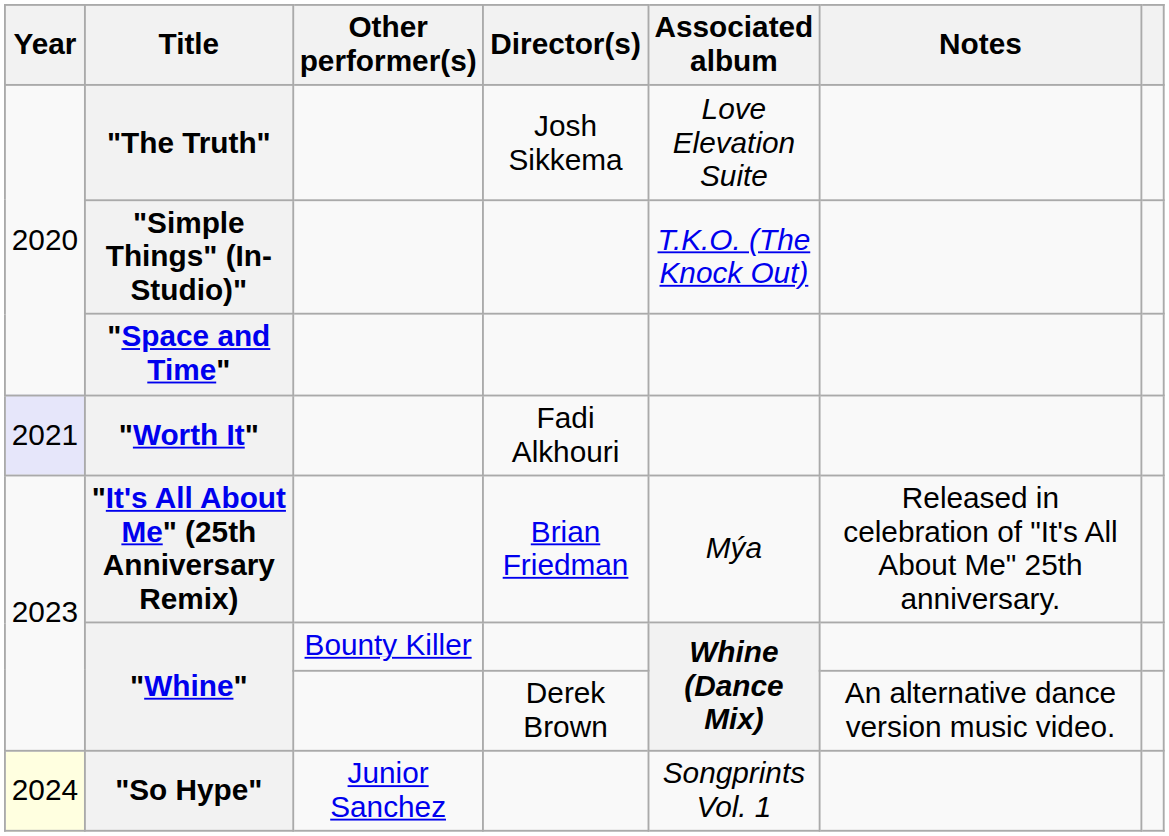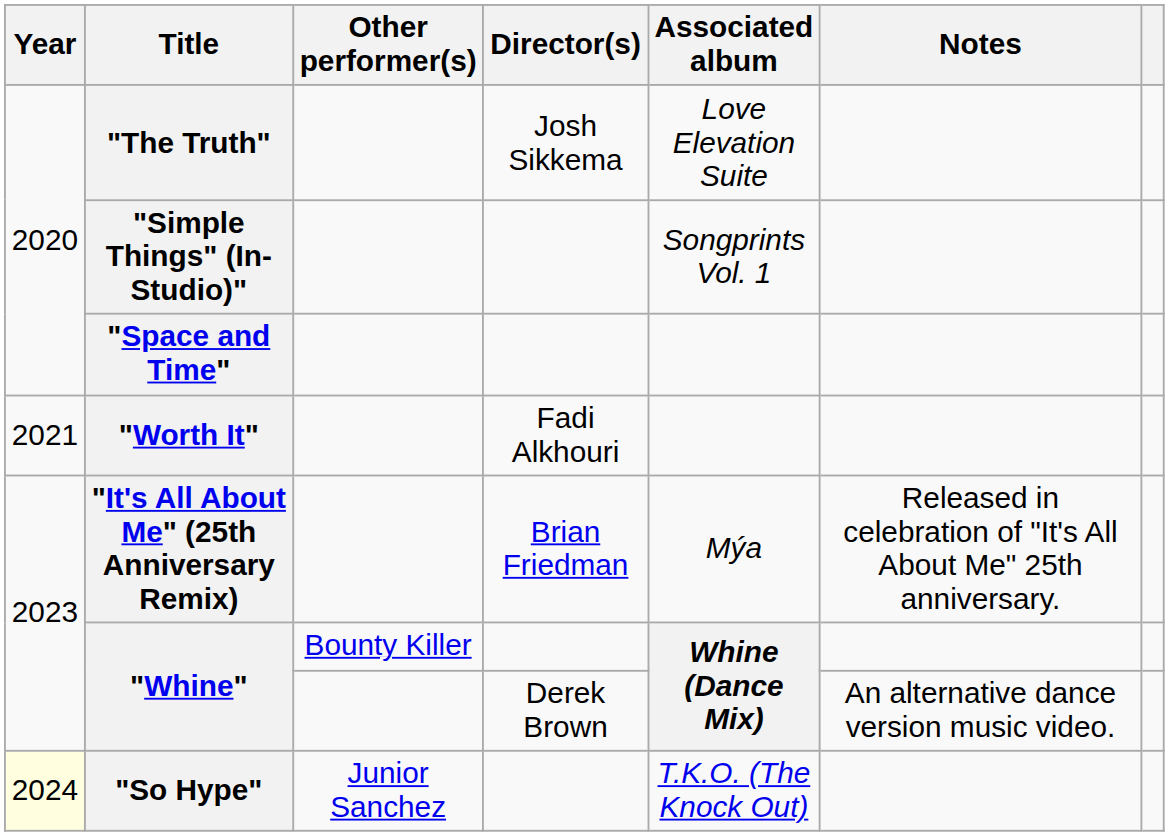(734, 256) T.K.O. (The Knock Out) -> (734, 256) Songprints Vol. 1
(45, 434) lavender background -> (45, 434) no background
(734, 790) Songprints Vol. 1 -> (734, 790) T.K.O. (The Knock Out)
